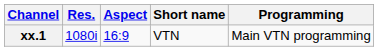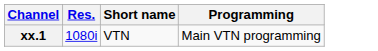- column: (125, 14)
